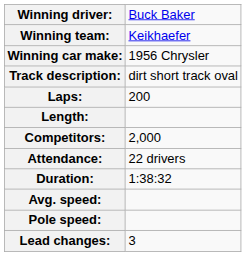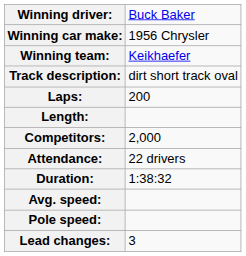rows swapped: (65, 35) <-> (65, 55)
